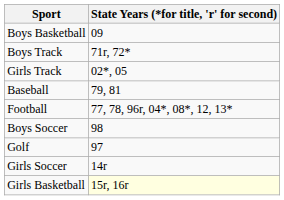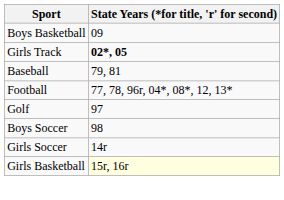- row: (35, 52)
(109, 71) normal -> (109, 52) bold
rows swapped: (37, 128) <-> (18, 147)
